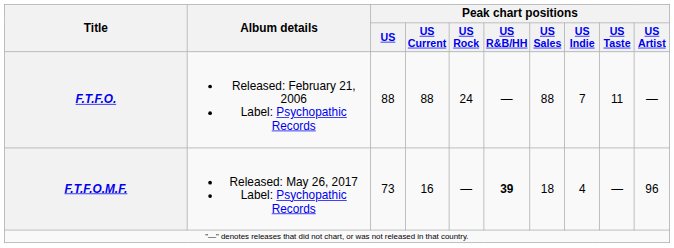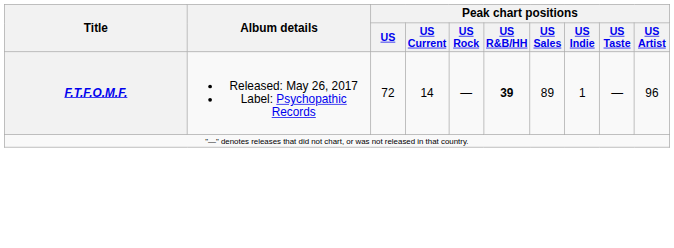- row: (96, 99)
(388, 188) 73 -> (388, 93) 72
(427, 188) 16 -> (427, 93) 14
(547, 188) 18 -> (547, 93) 89
(582, 188) 4 -> (582, 93) 1
